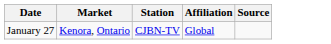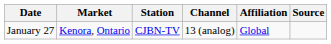+ column: (210, 13)
